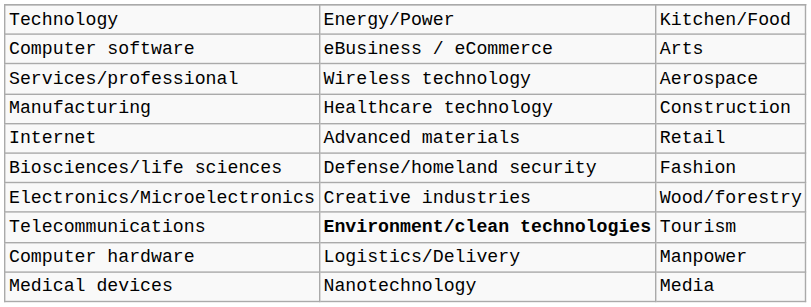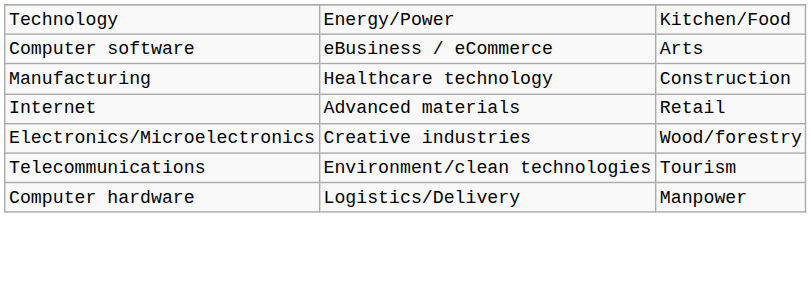- row: (124, 79)
- row: (146, 168)
(487, 227) bold -> (487, 168) normal
- row: (91, 286)
